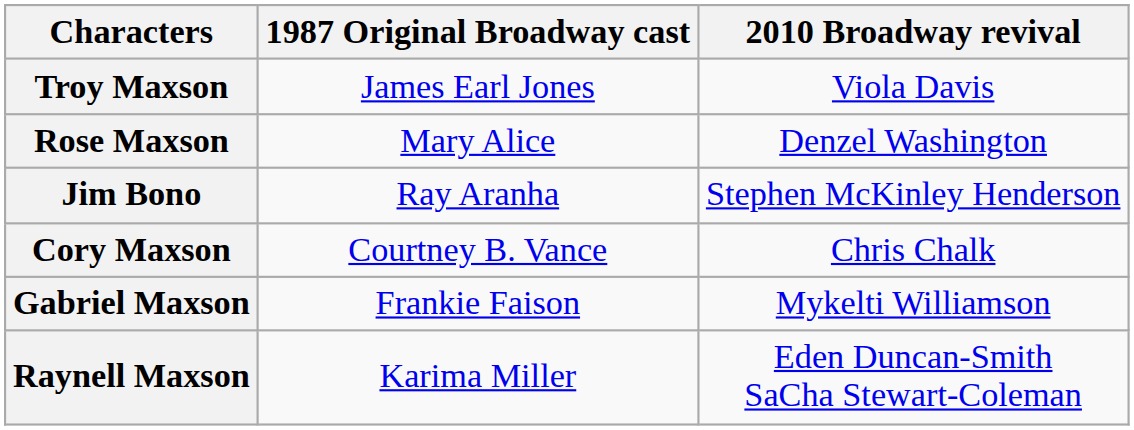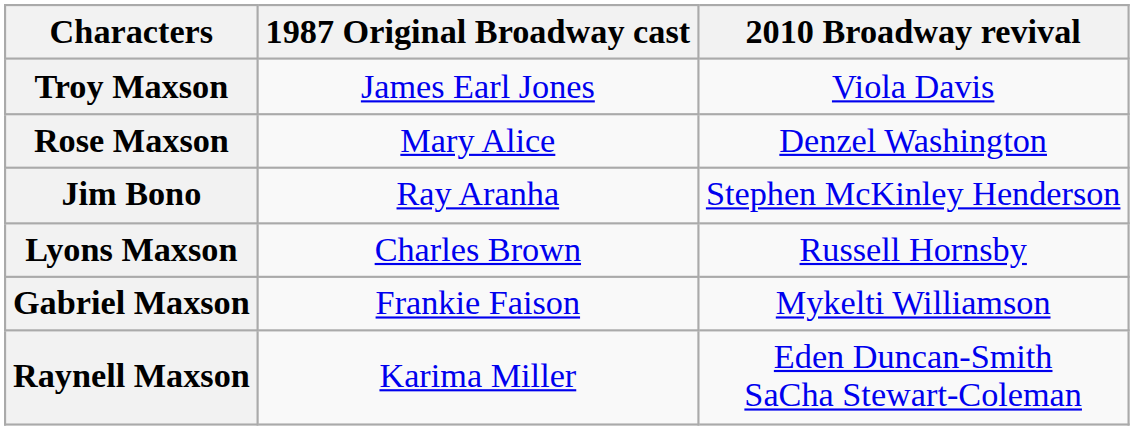- row: (131, 248)
+ row: (131, 248)
